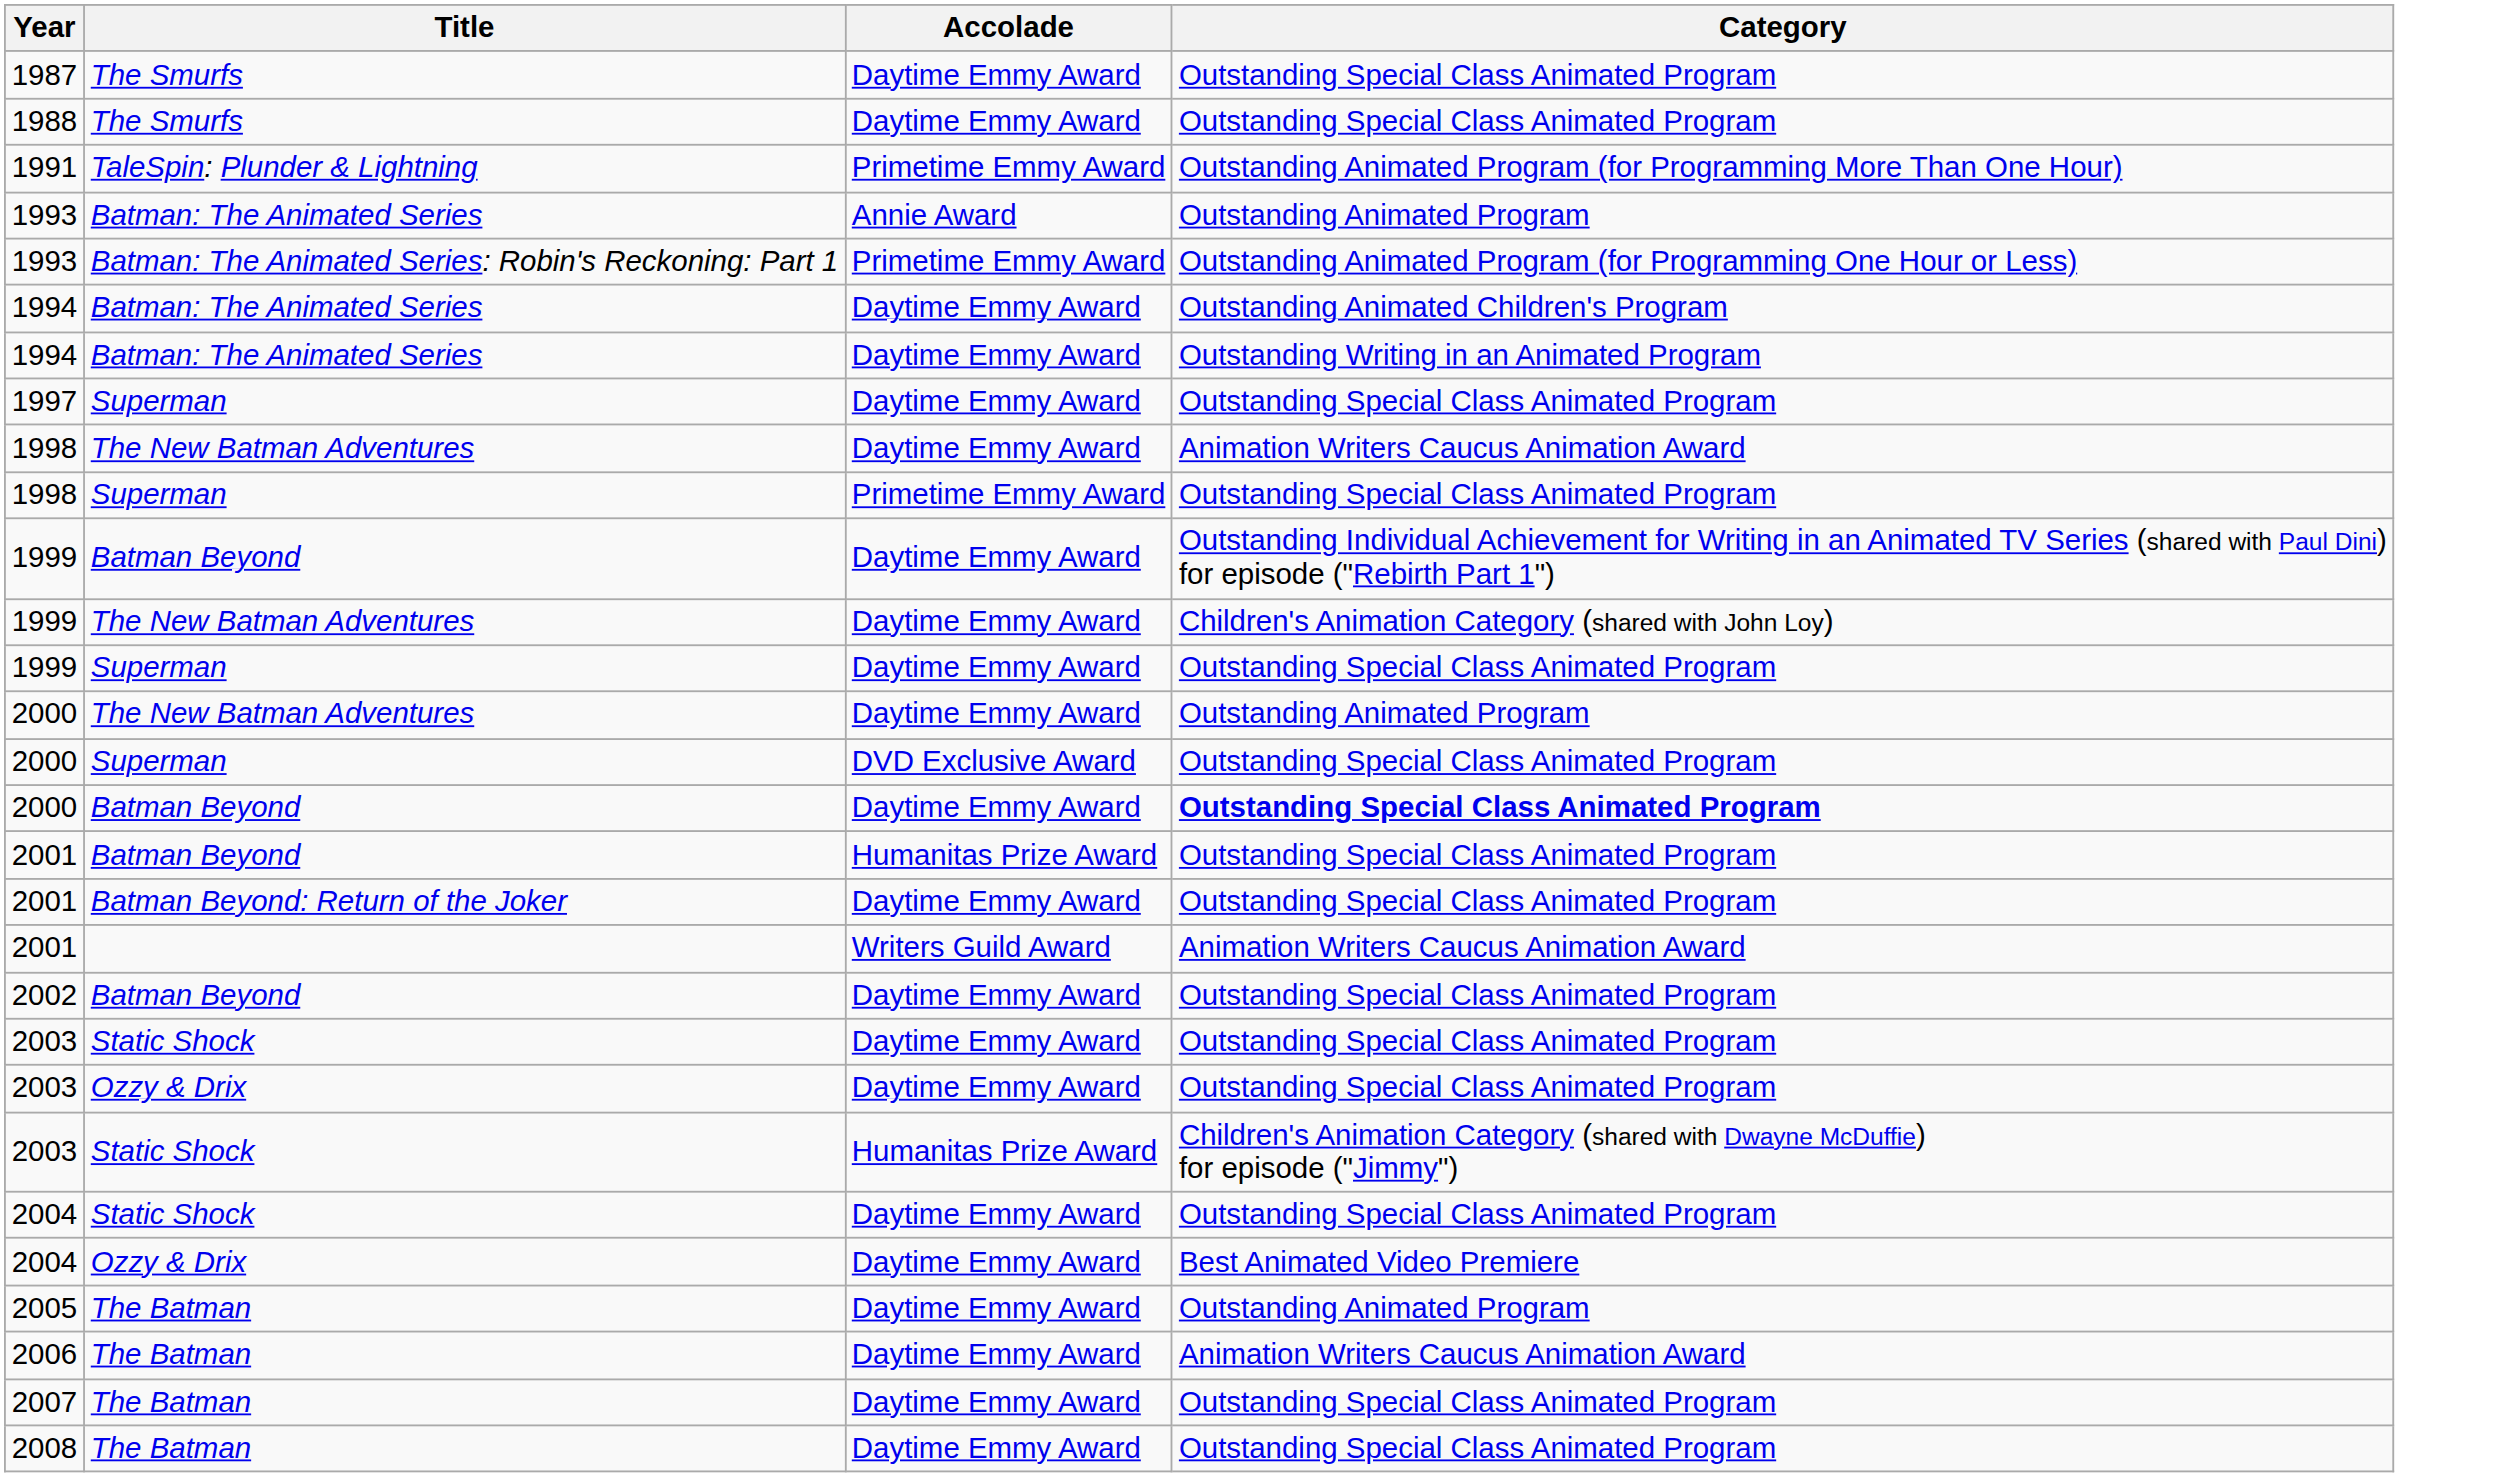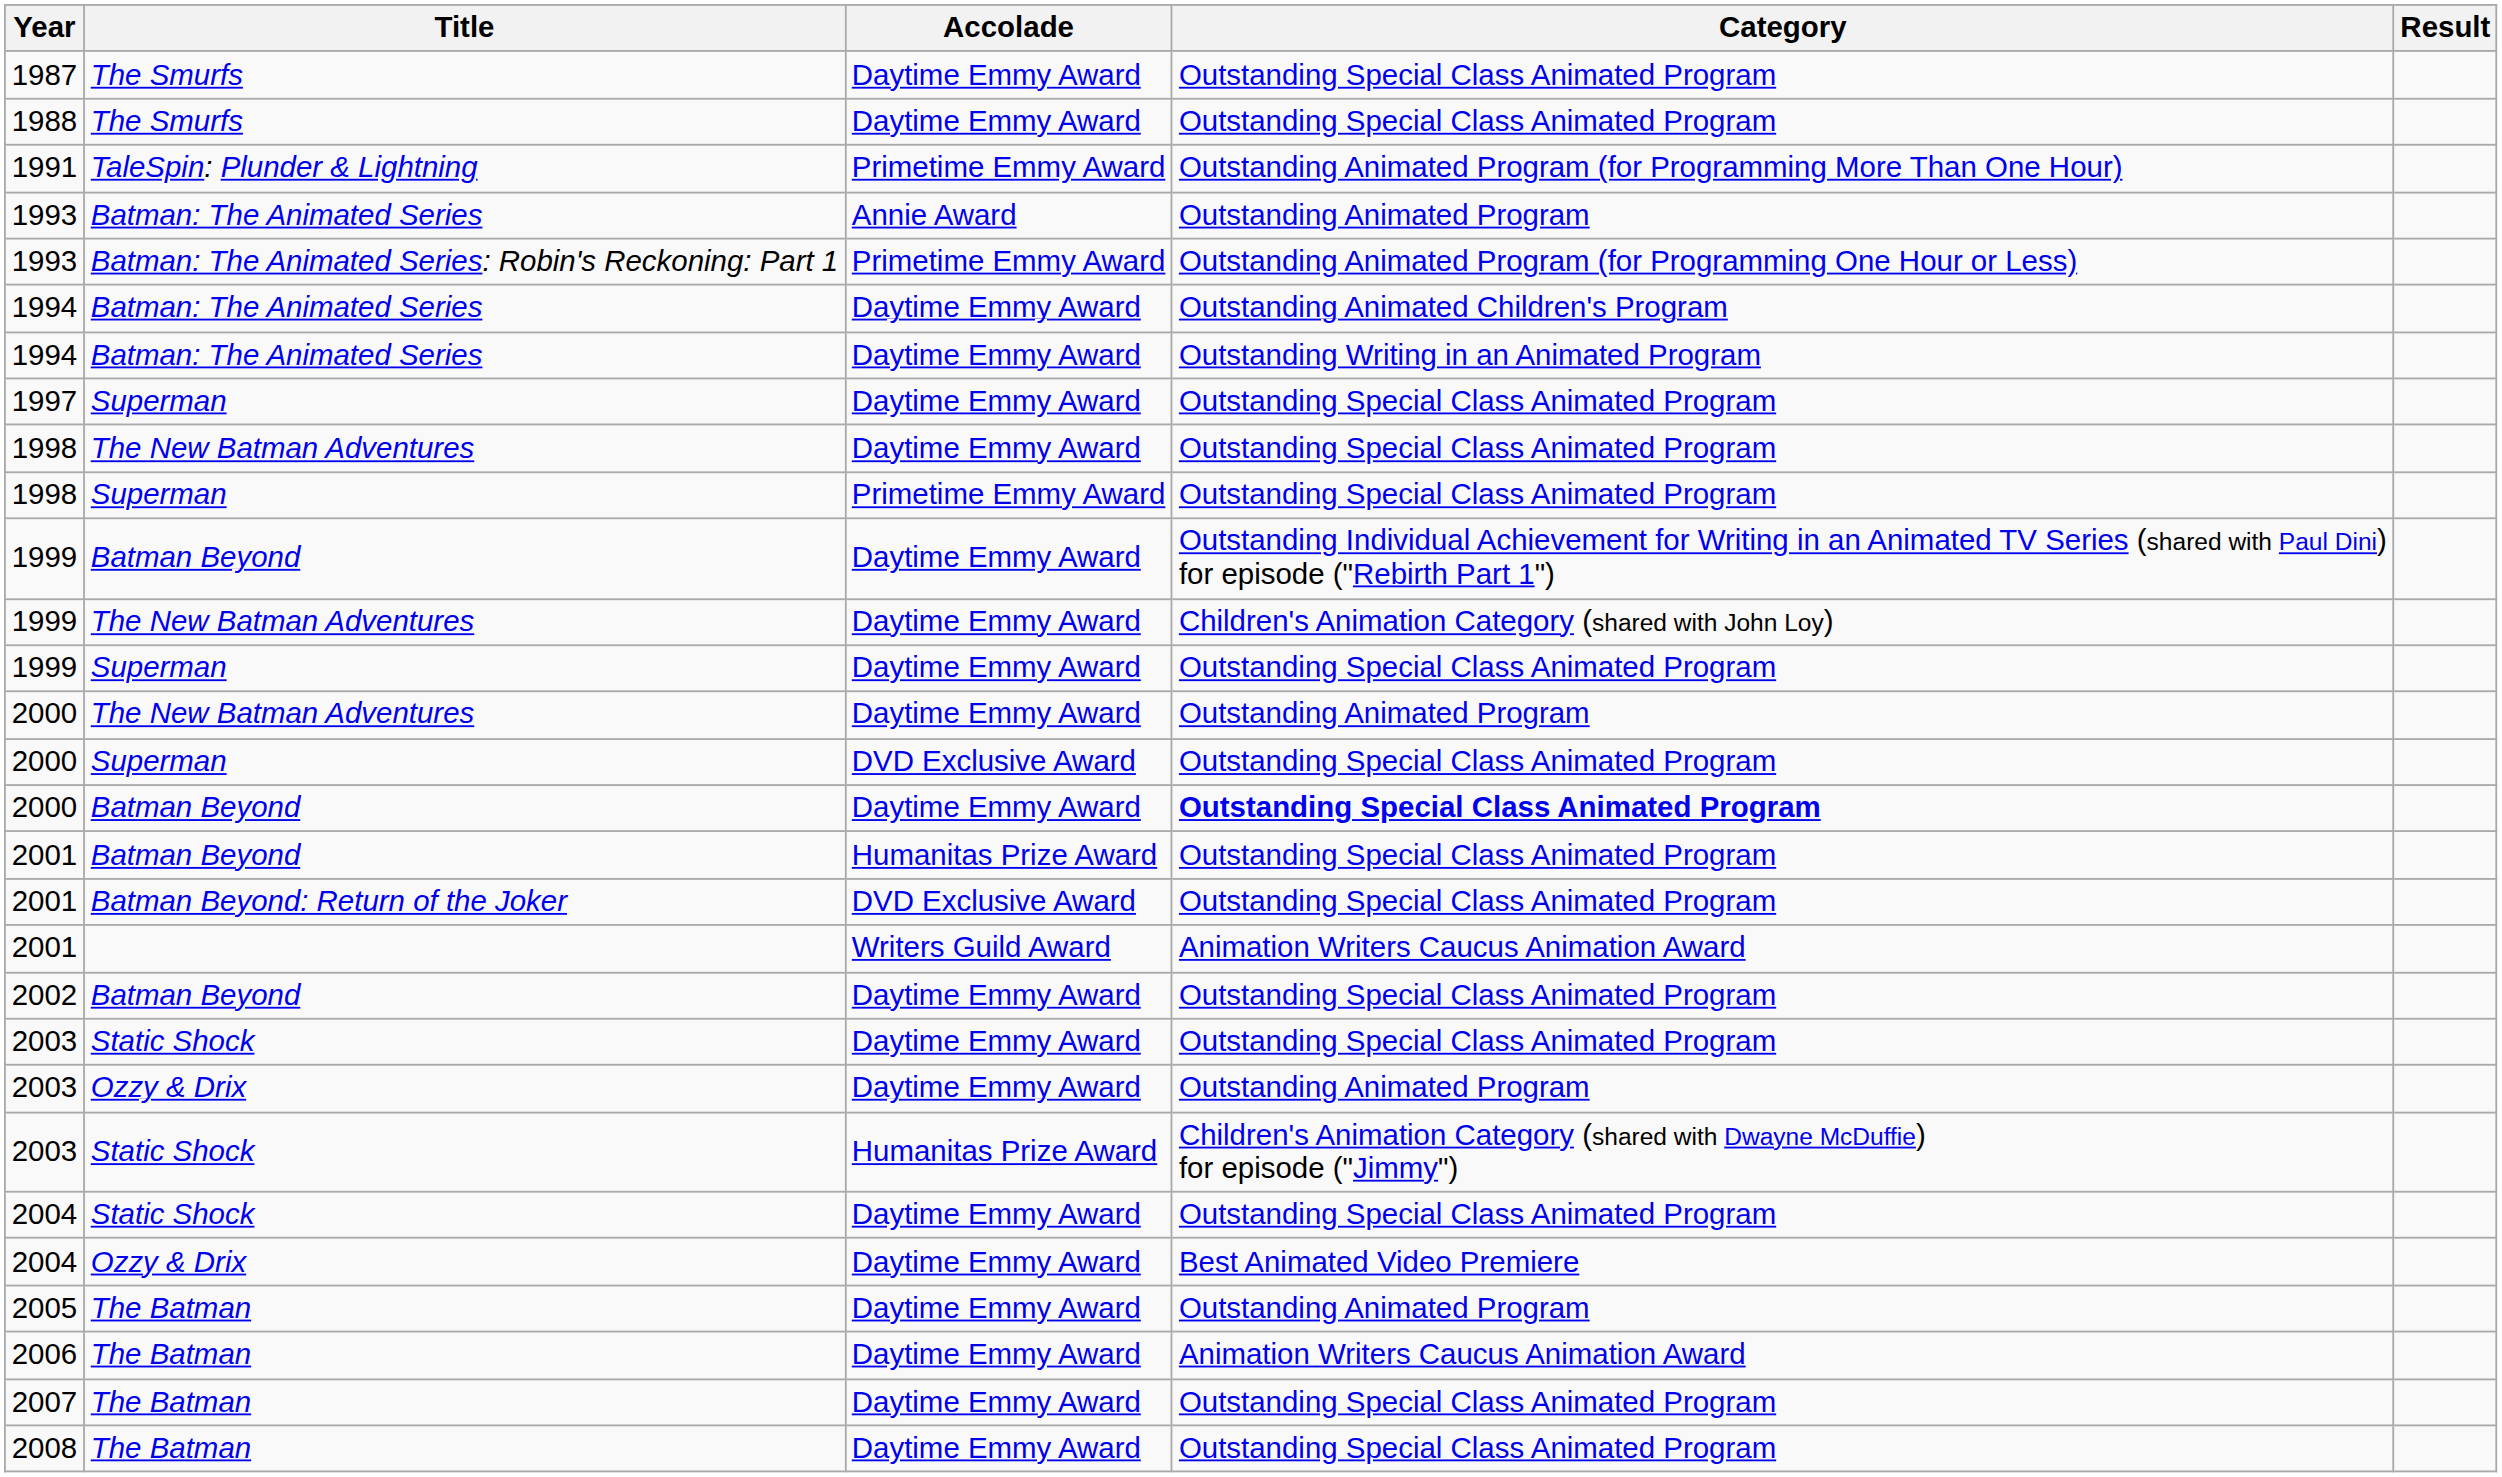+ column: (2445, 27)
(1462, 448) Animation Writers Caucus Animation Award -> (1478, 448) Outstanding Special Class Animated Program
(996, 901) Daytime Emmy Award -> (994, 901) DVD Exclusive Award
(1478, 1088) Outstanding Special Class Animated Program -> (1384, 1088) Outstanding Animated Program
